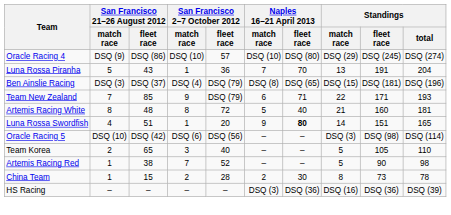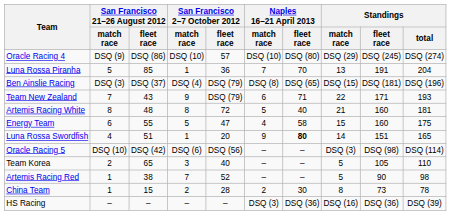(148, 70) 43 -> (148, 70) 85
(148, 97) 85 -> (148, 97) 43
+ row: (30, 123)
